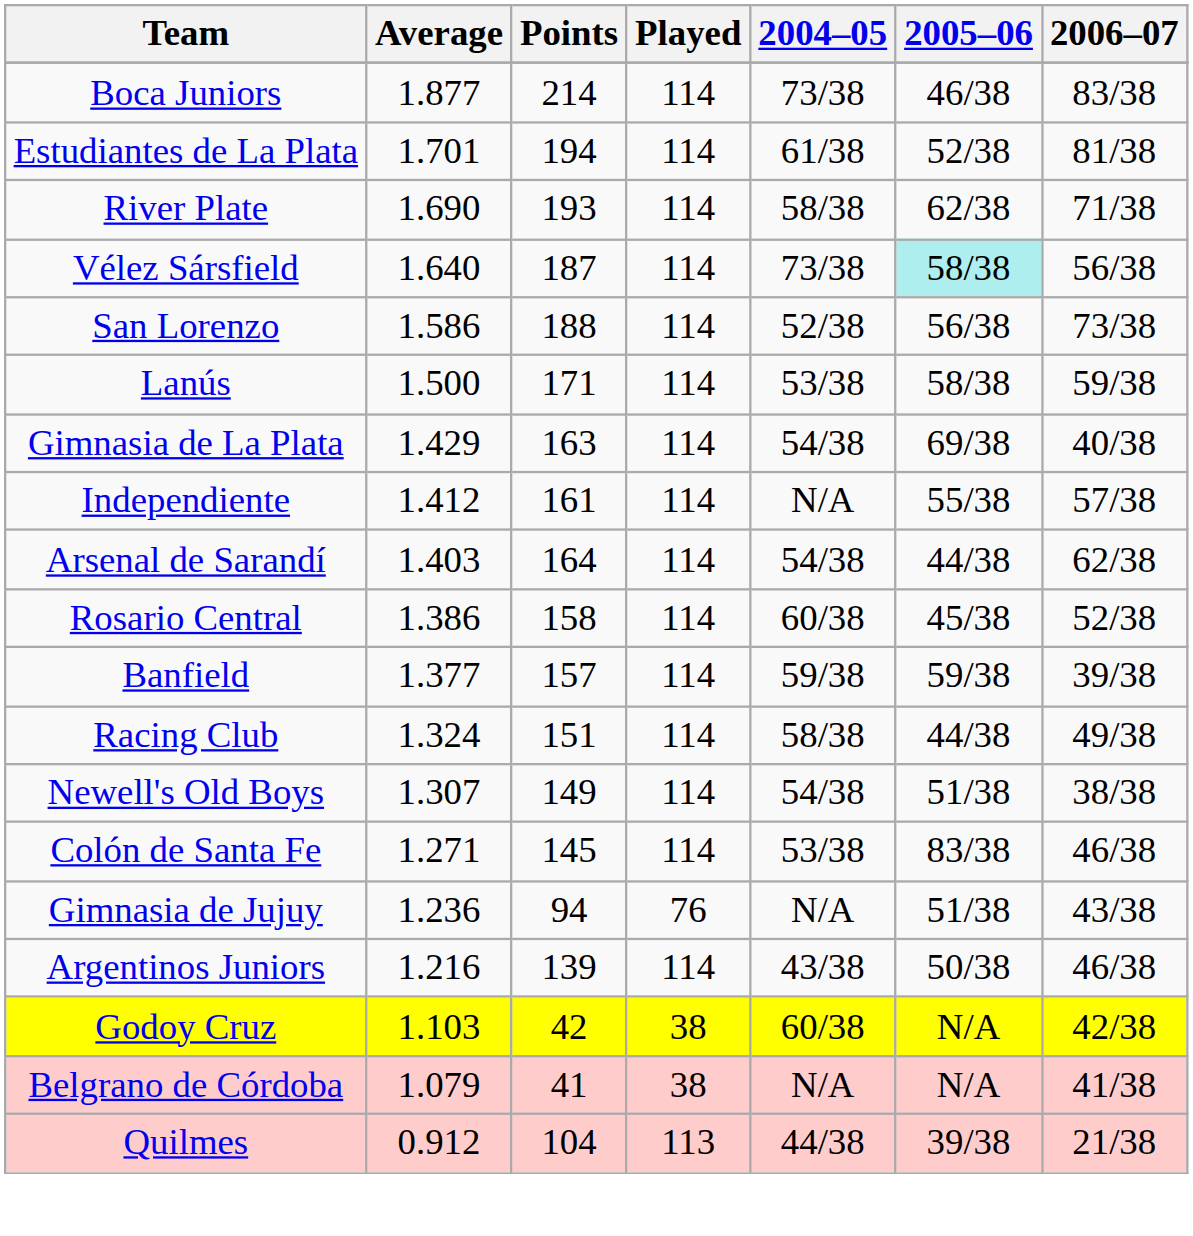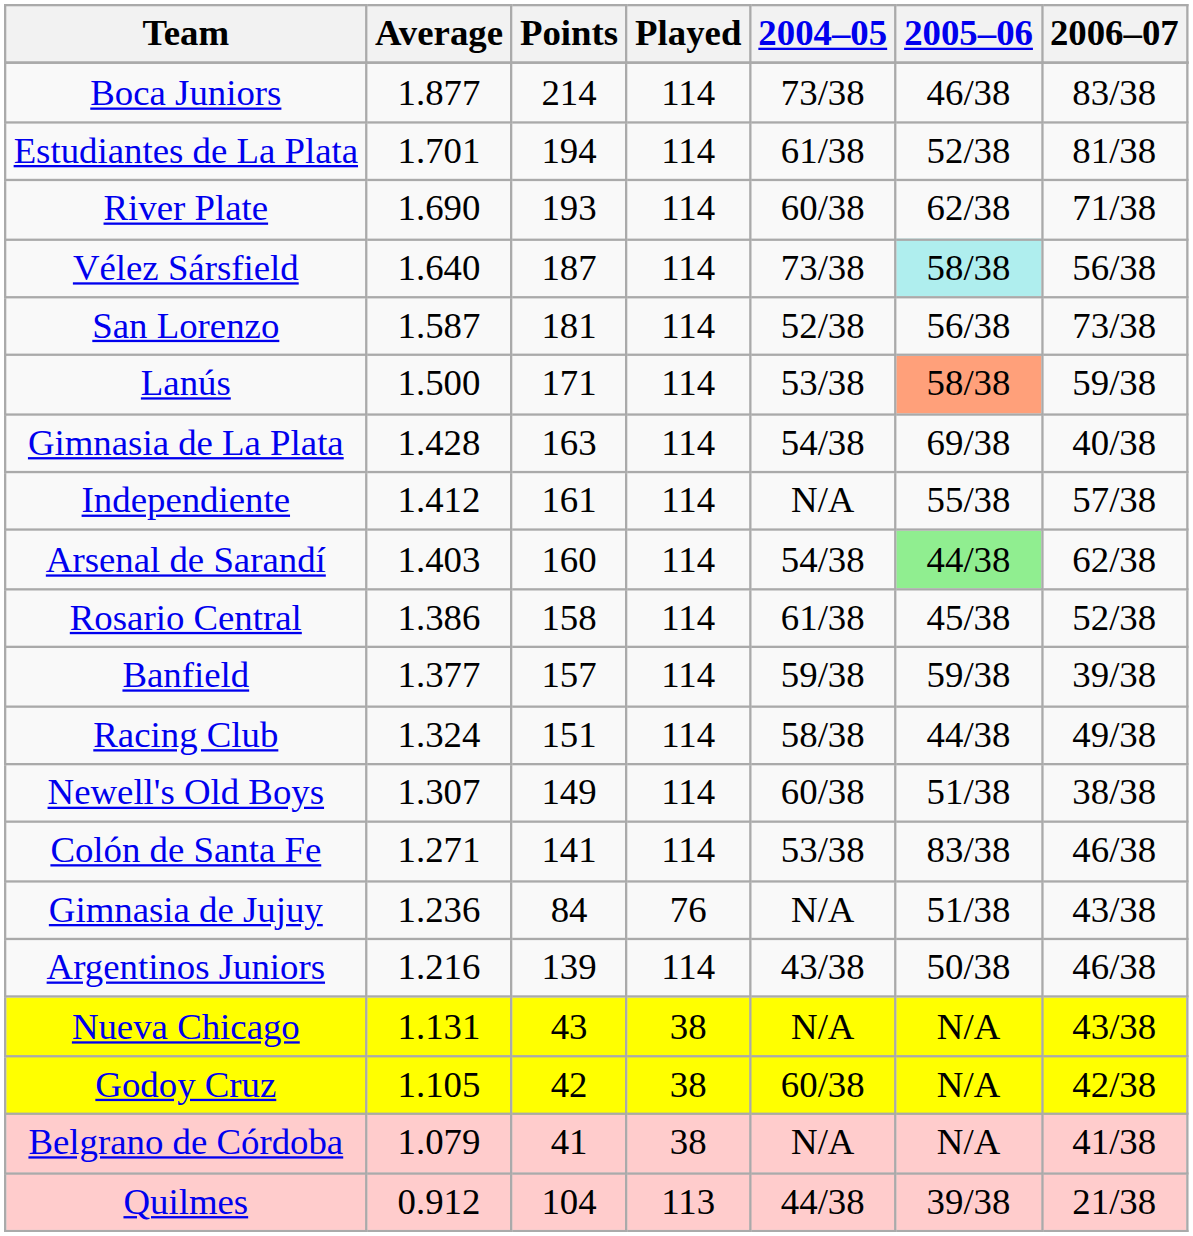(823, 208) 58/38 -> (823, 208) 60/38
(439, 325) 1.586 -> (439, 325) 1.587
(569, 325) 188 -> (569, 325) 181
(969, 383) no background -> (969, 383) lightsalmon background
(439, 442) 1.429 -> (439, 442) 1.428
(569, 558) 164 -> (569, 558) 160
(969, 558) no background -> (969, 558) lightgreen background
(823, 617) 60/38 -> (823, 617) 61/38
(823, 792) 54/38 -> (823, 792) 60/38
(569, 850) 145 -> (569, 850) 141
(569, 909) 94 -> (569, 909) 84
+ row: (186, 1025)
(439, 1025) 1.103 -> (439, 1084) 1.105
